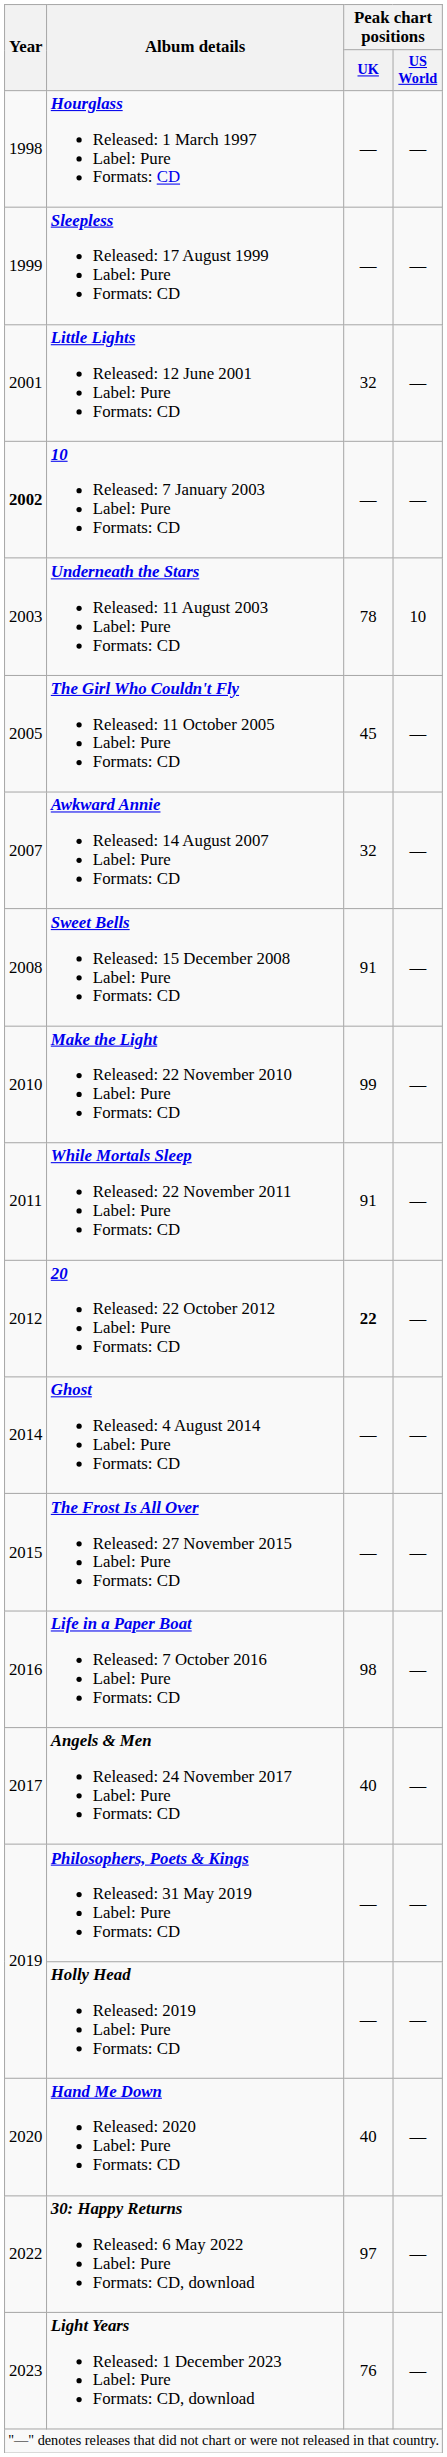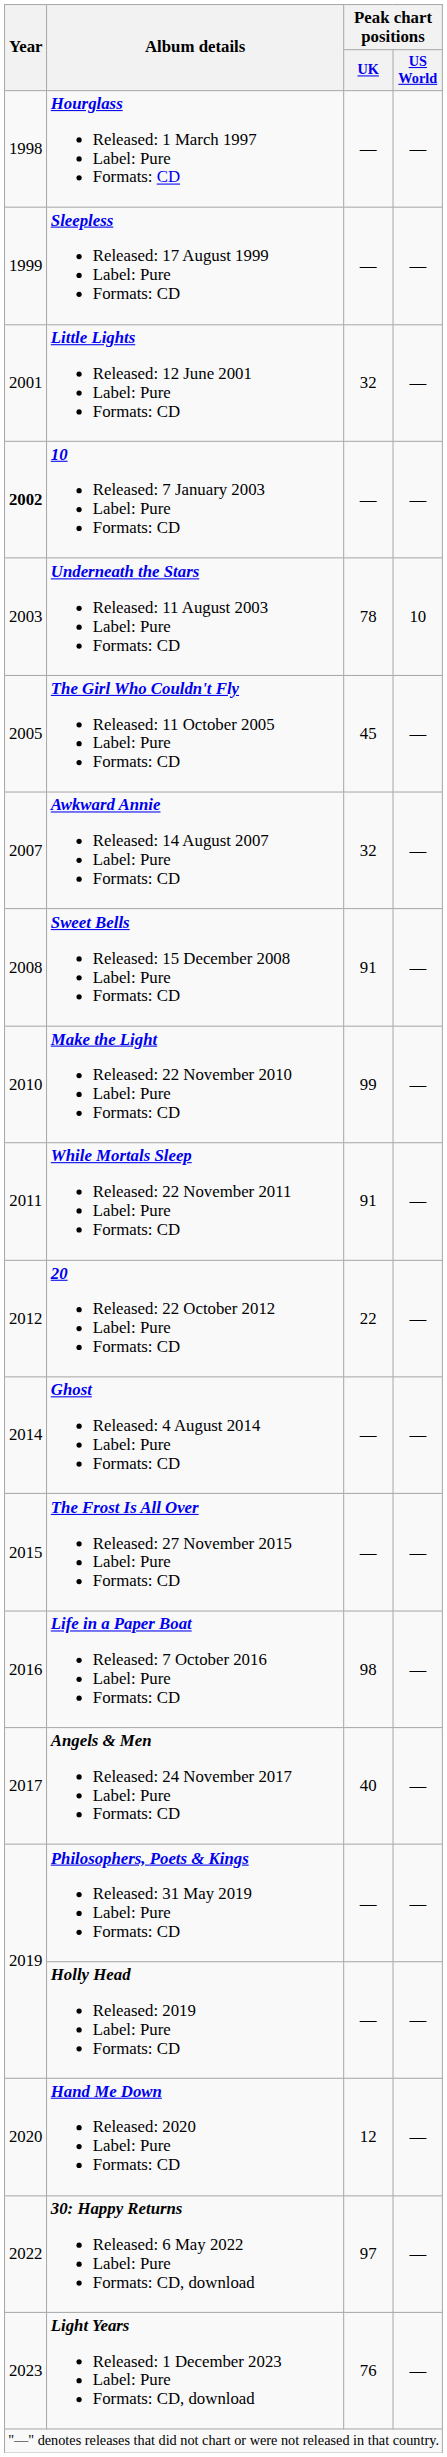(368, 1318) bold -> (368, 1318) normal
(368, 2136) 40 -> (368, 2136) 12
